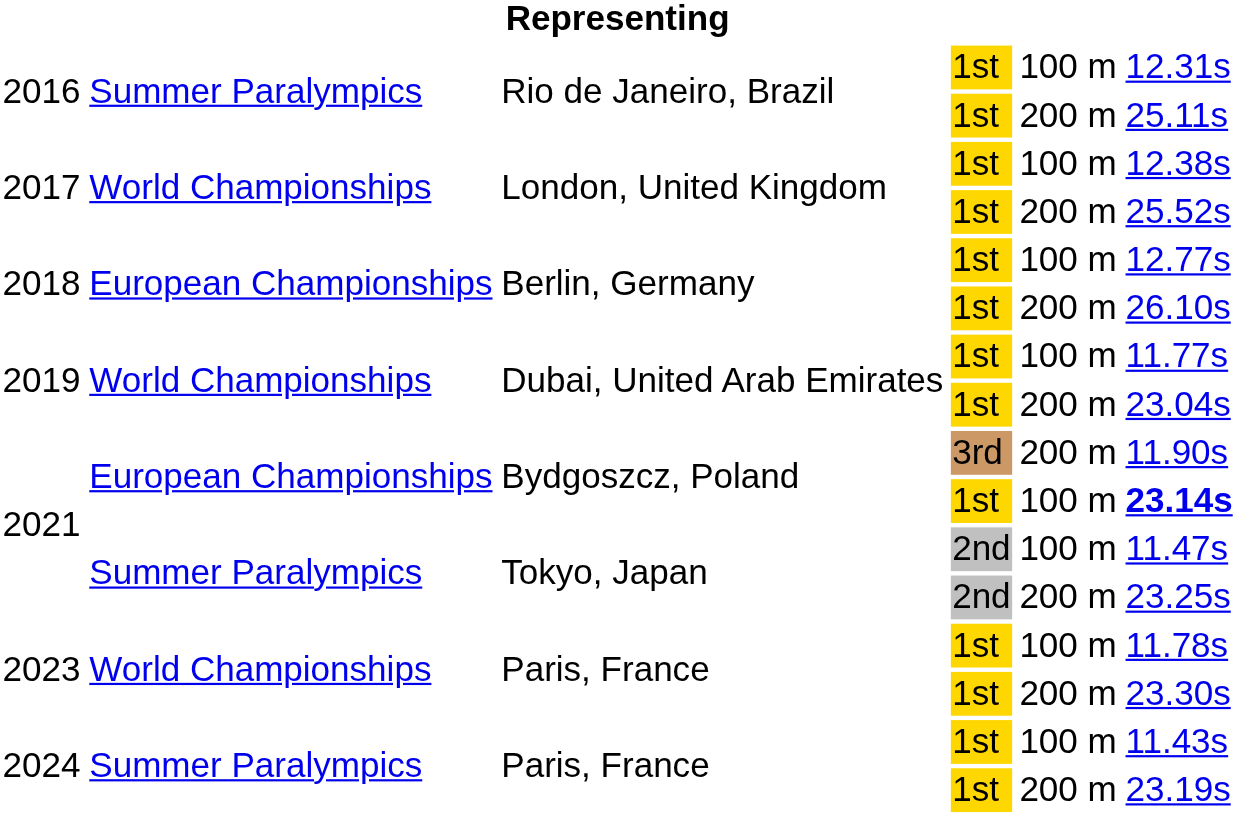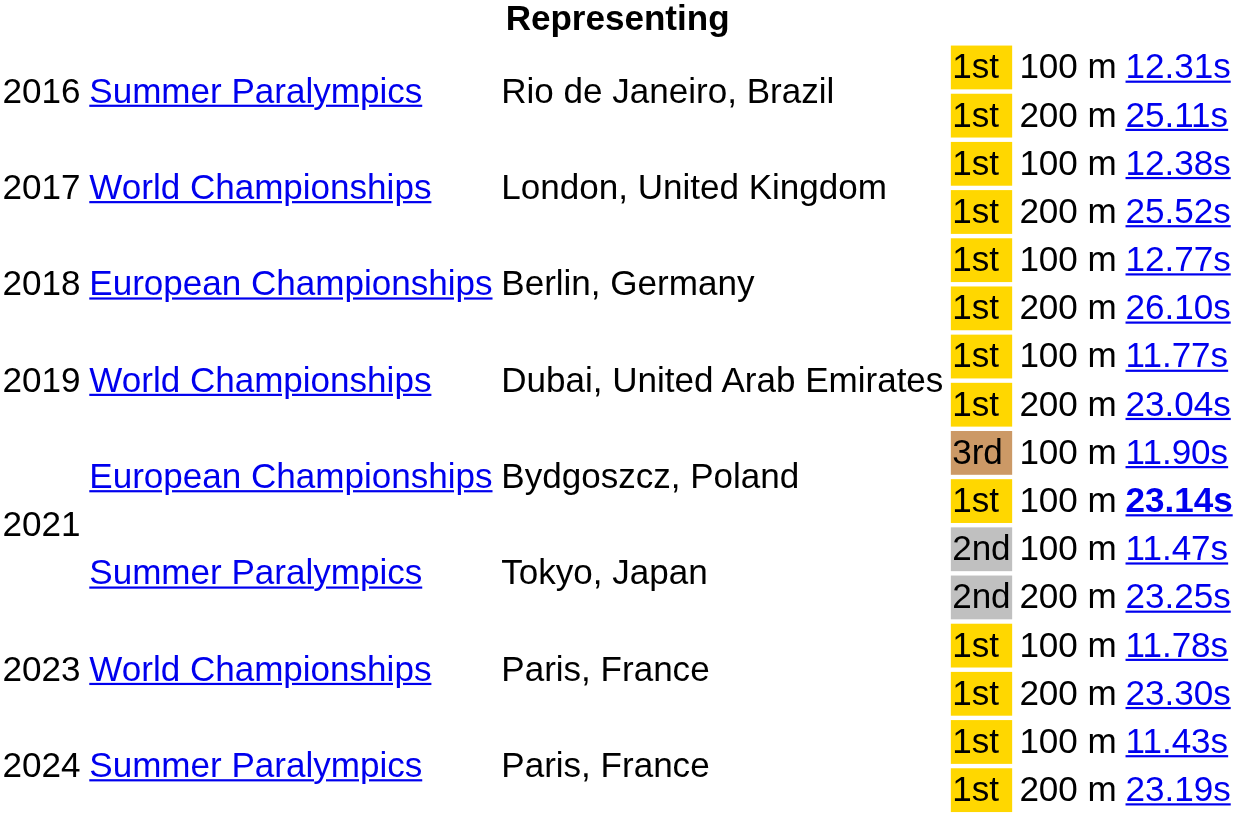(1068, 452) 200 m -> (1068, 452) 100 m
